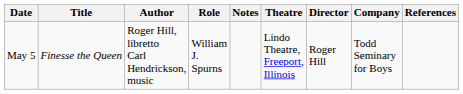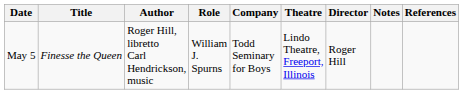columns swapped: (377, 13) <-> (245, 13)
